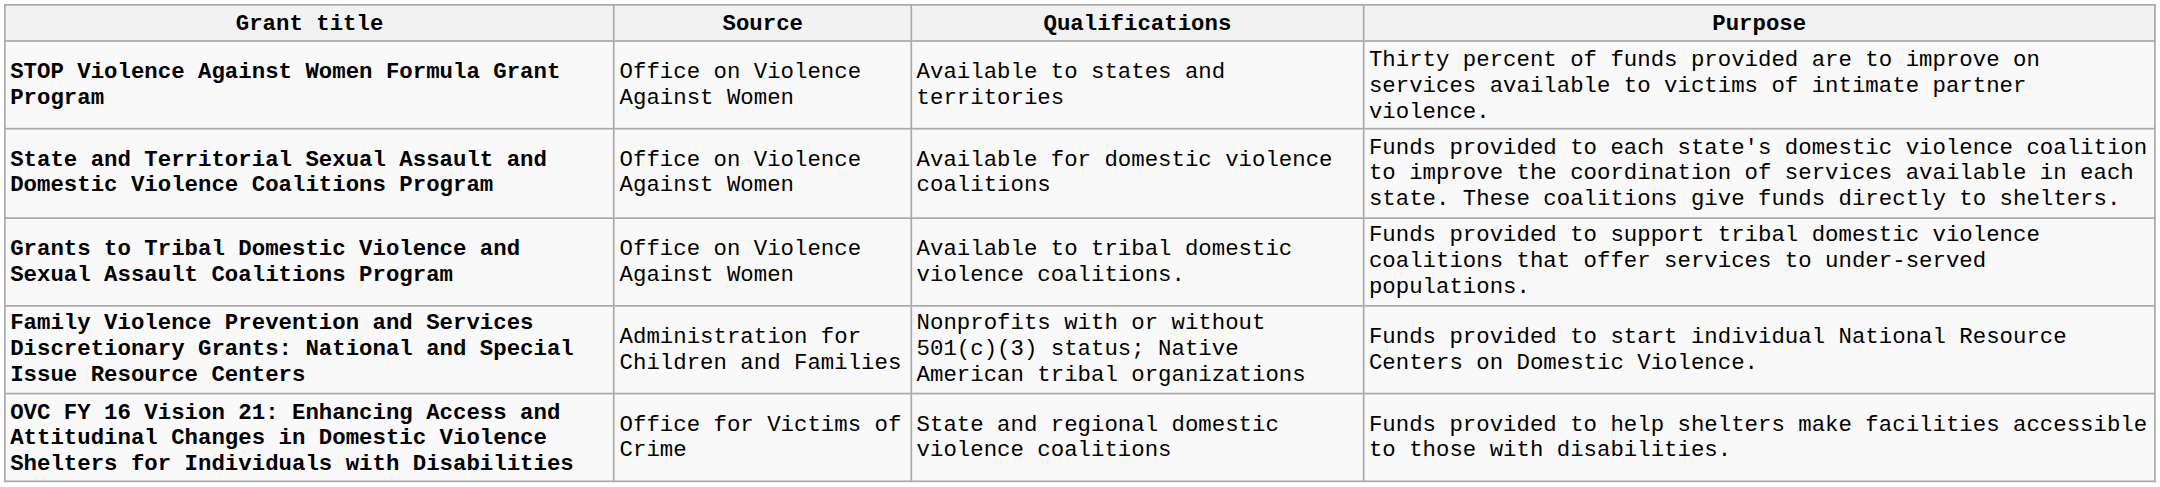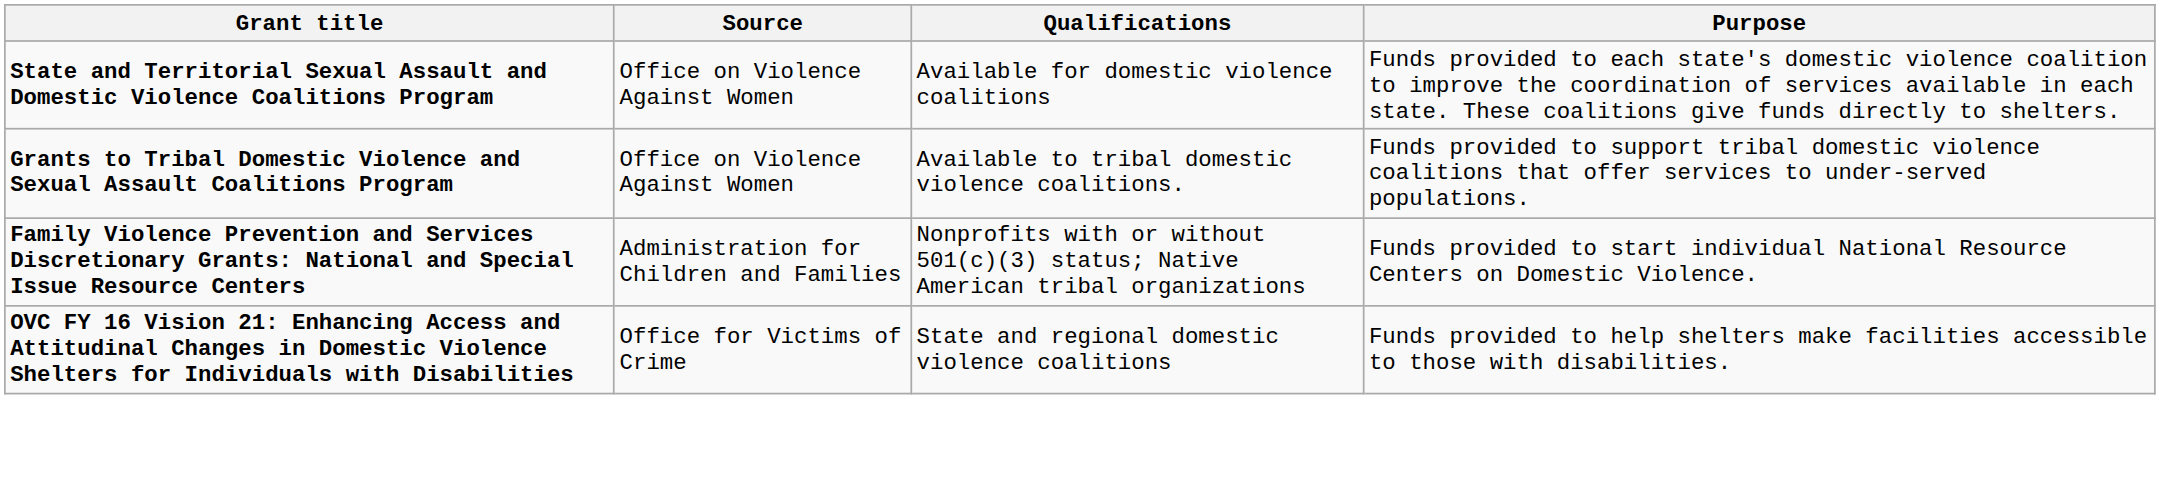- row: (285, 85)
